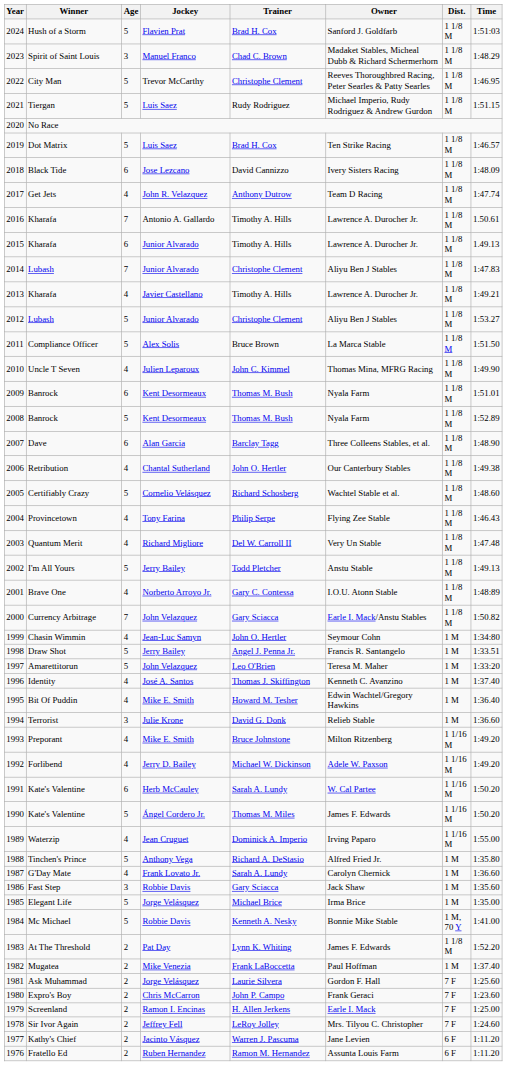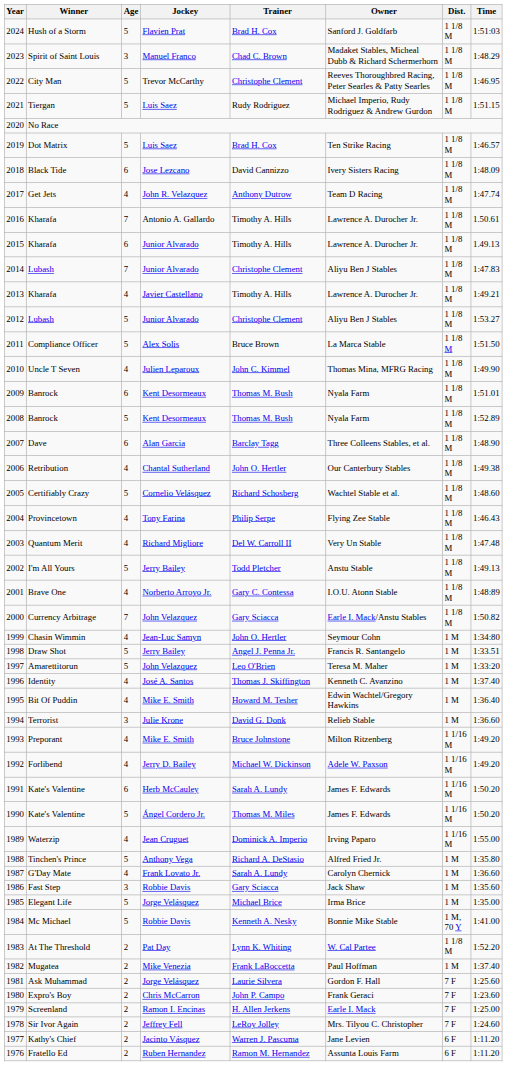(352, 789) W. Cal Partee -> (359, 789) James F. Edwards
(359, 947) James F. Edwards -> (352, 947) W. Cal Partee
